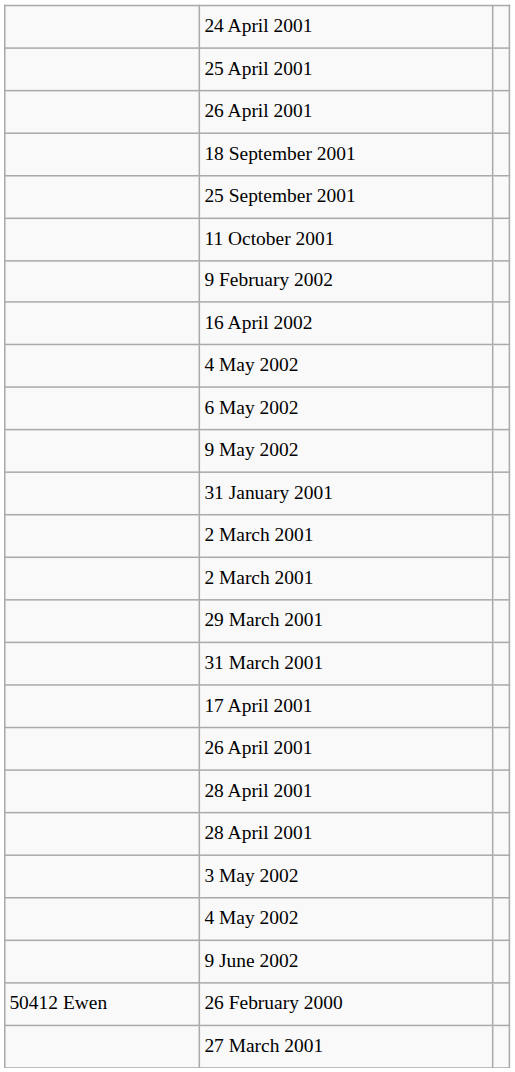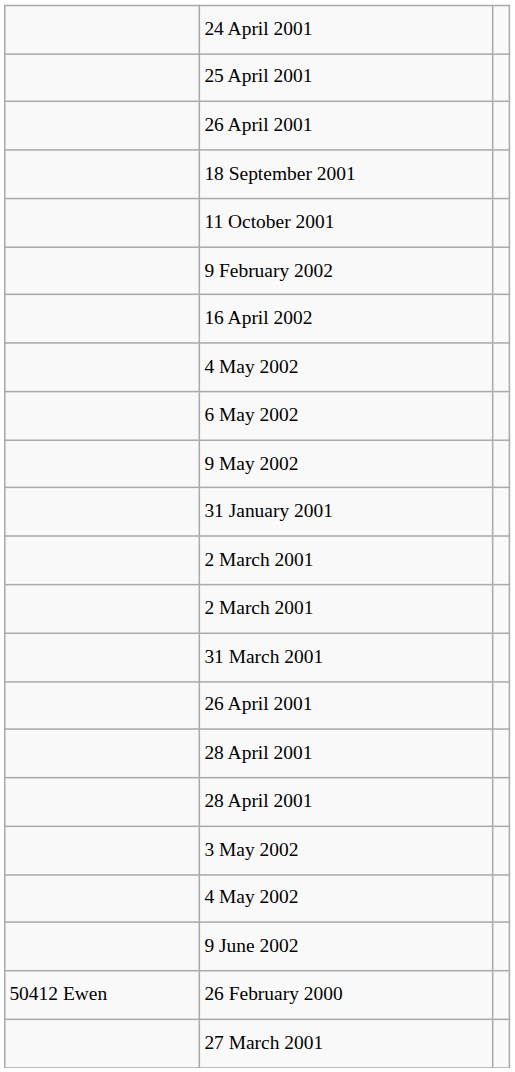- row: (102, 196)
- row: (102, 621)
- row: (102, 706)
